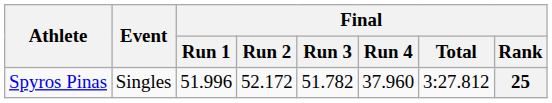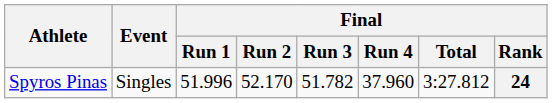(267, 82) 52.172 -> (267, 82) 52.170
(520, 82) 25 -> (520, 82) 24
